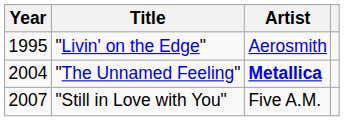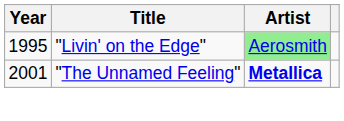(288, 45) no background -> (288, 45) lightgreen background
(28, 73) 2004 -> (28, 73) 2001
- row: (141, 101)
